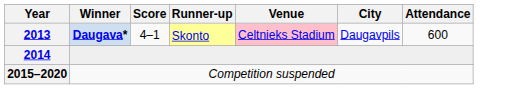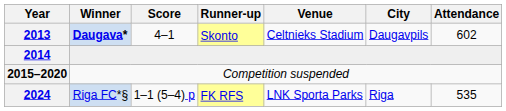(286, 34) pink background -> (315, 34) no background
(438, 34) 600 -> (467, 34) 602
+ row: (37, 95)
